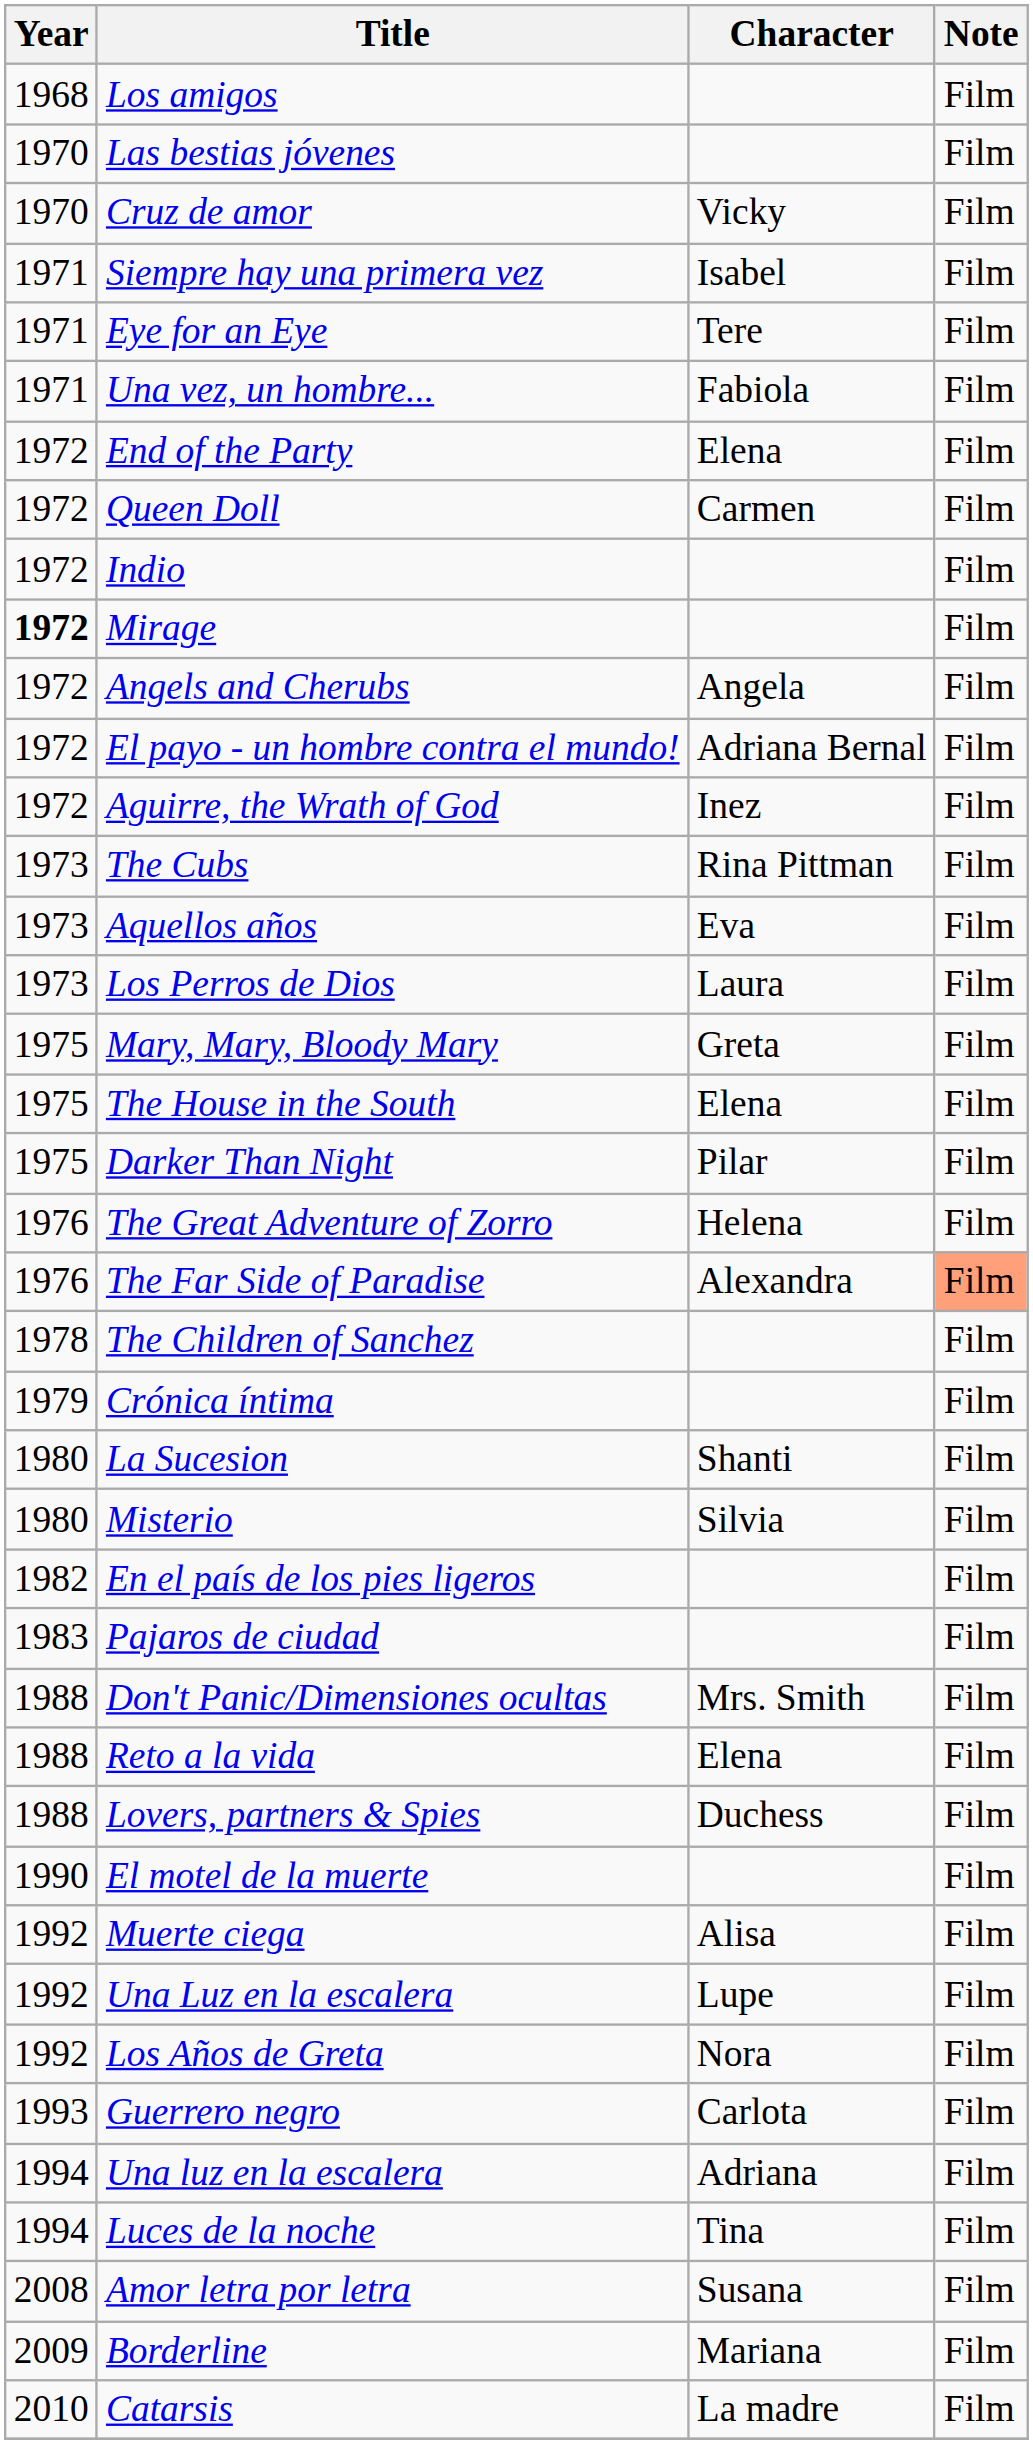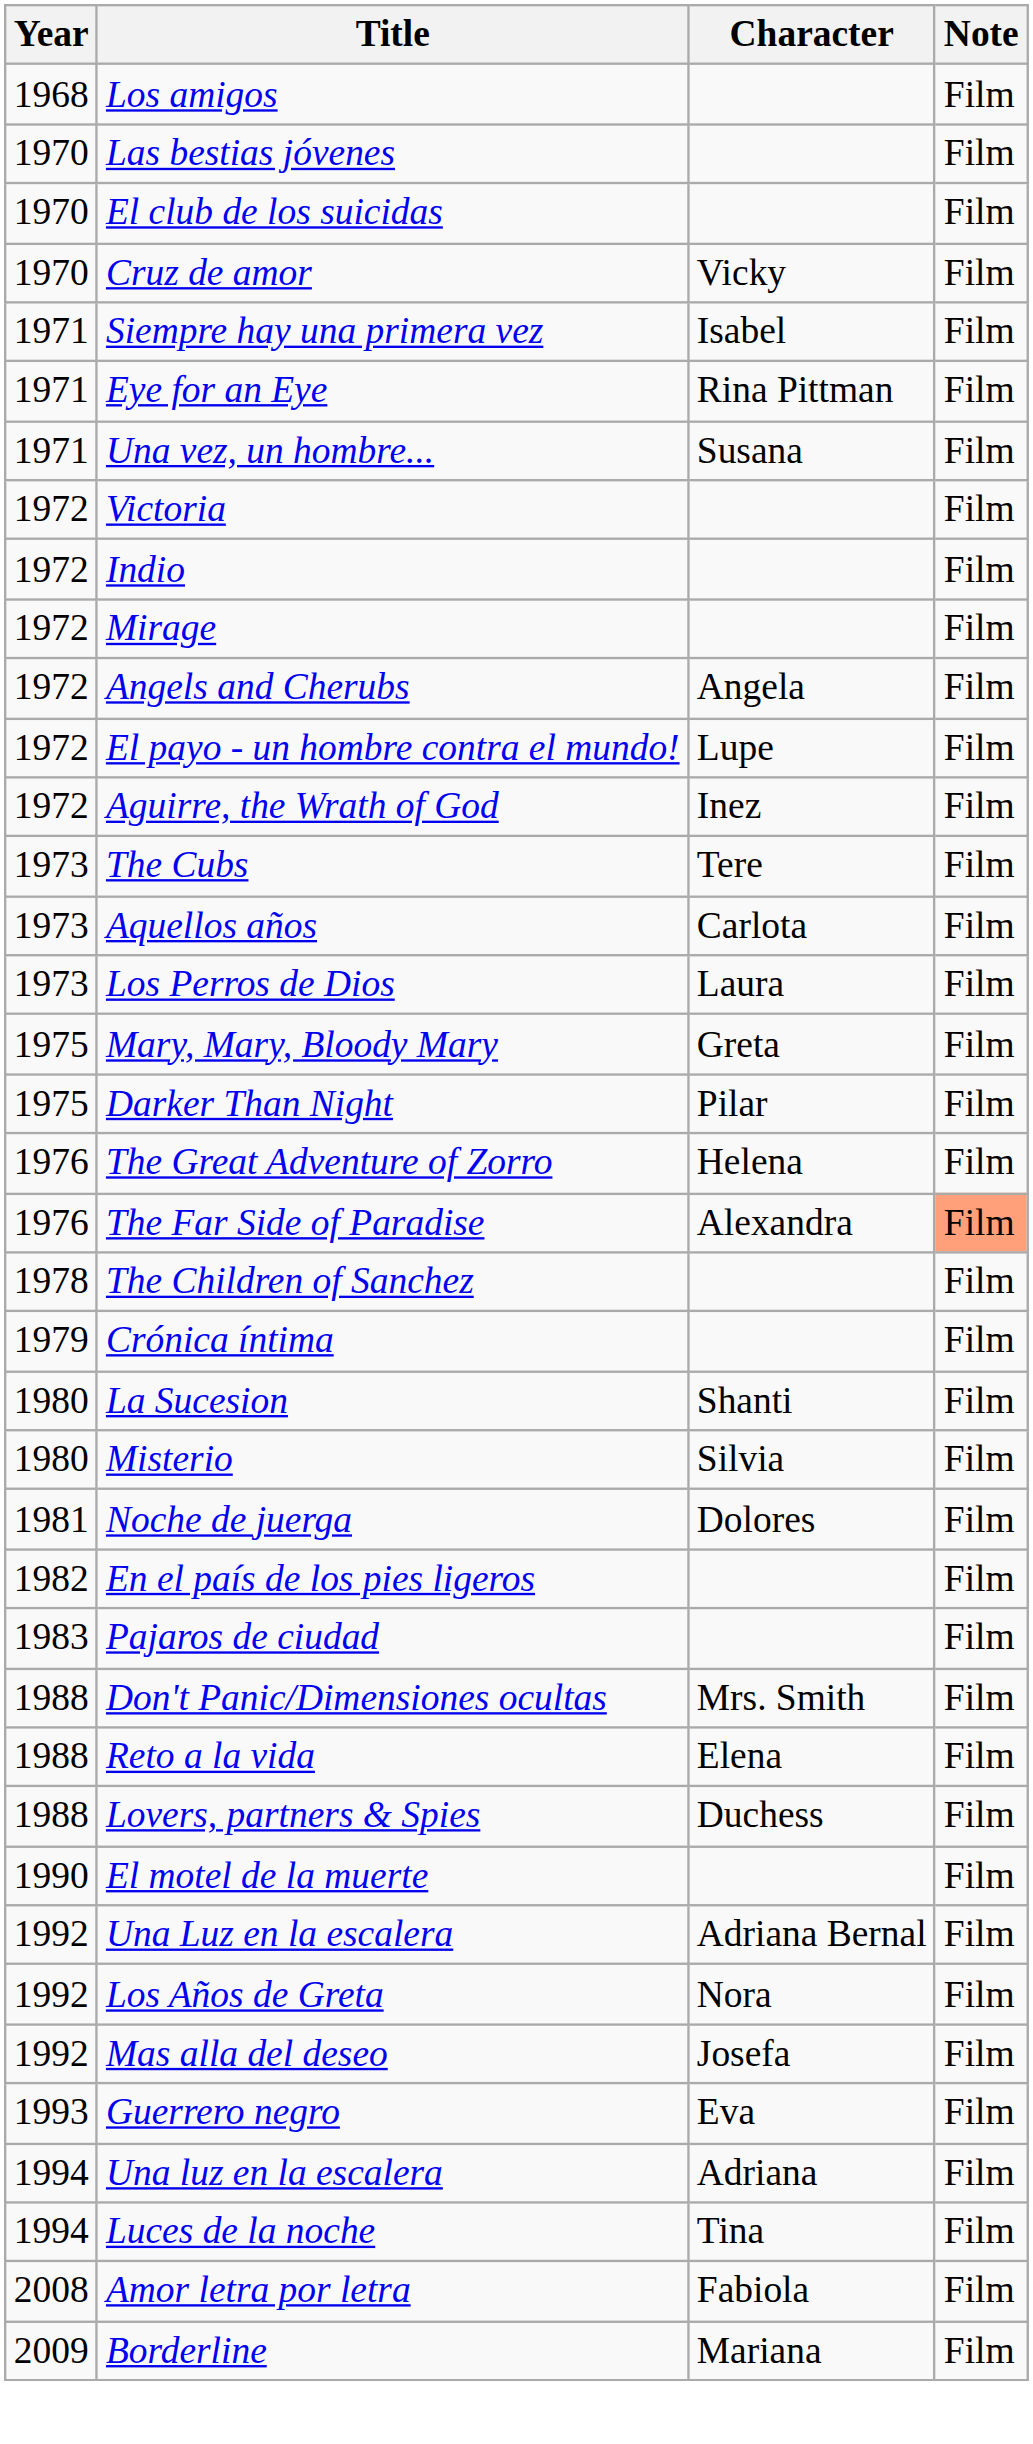+ row: (274, 212)
(730, 331) Tere -> (795, 390) Rina Pittman
(753, 390) Fabiola -> (750, 449) Susana
- row: (229, 449)
+ row: (166, 509)
- row: (193, 509)
(51, 627) bold -> (51, 627) normal
(812, 746) Adriana Bernal -> (735, 746) Lupe
(795, 865) Rina Pittman -> (730, 865) Tere
(726, 924) Eva -> (752, 924) Carlota
- row: (281, 1102)
+ row: (229, 1518)
- row: (205, 1934)
(735, 1993) Lupe -> (812, 1934) Adriana Bernal
+ row: (247, 2053)
(752, 2112) Carlota -> (726, 2112) Eva
(750, 2290) Susana -> (753, 2290) Fabiola
- row: (169, 2409)
